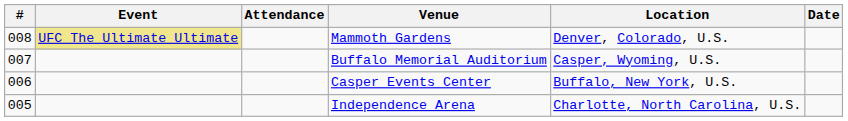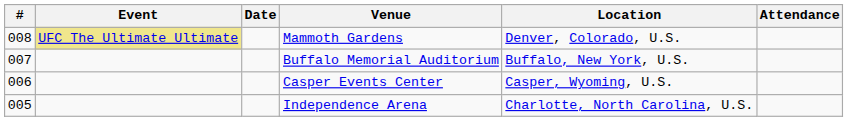columns swapped: (824, 15) <-> (285, 15)
(637, 60) Casper, Wyoming, U.S. -> (597, 60) Buffalo, New York, U.S.
(645, 83) Buffalo, New York, U.S. -> (589, 83) Casper, Wyoming, U.S.
